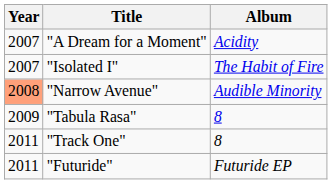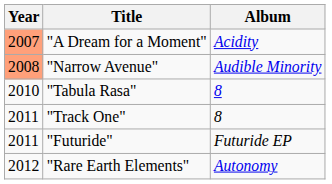(24, 41) no background -> (24, 41) lightsalmon background
- row: (82, 66)
(24, 116) 2009 -> (24, 91) 2010
+ row: (118, 166)
